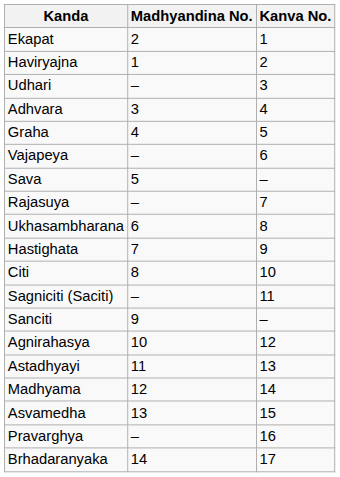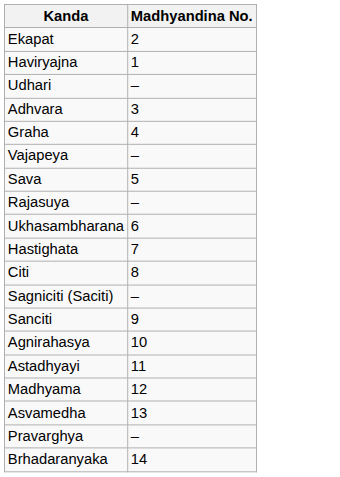- column: (295, 16)
